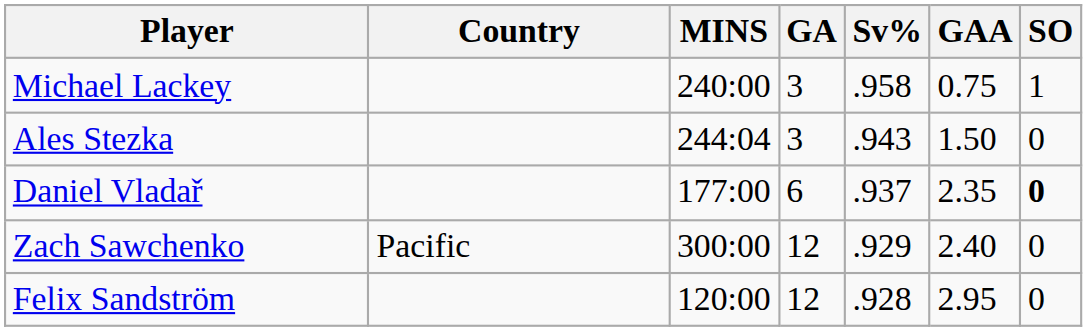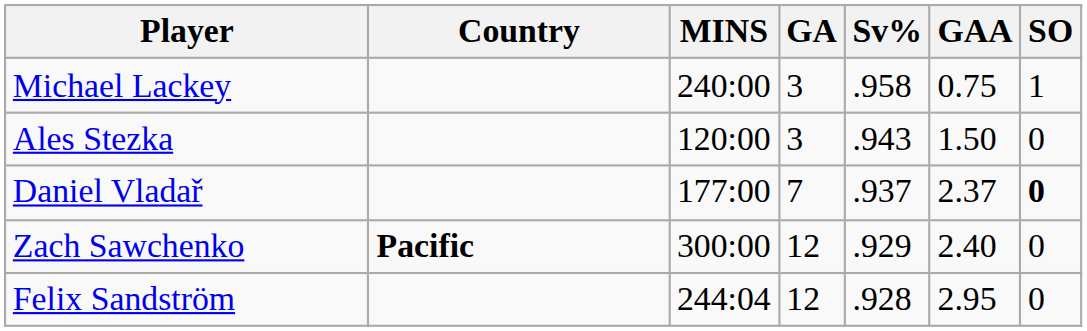(724, 138) 244:04 -> (724, 138) 120:00
(795, 191) 6 -> (795, 191) 7
(967, 191) 2.35 -> (967, 191) 2.37
(423, 245) normal -> (425, 245) bold
(724, 298) 120:00 -> (724, 298) 244:04
